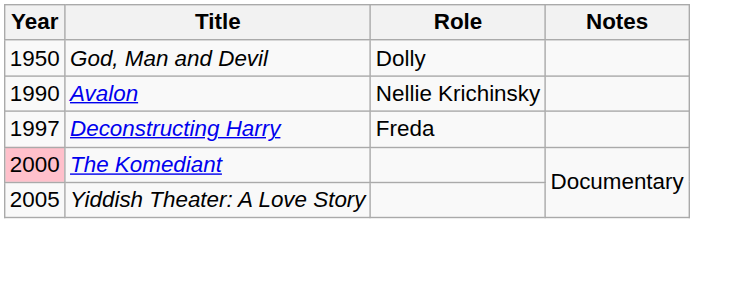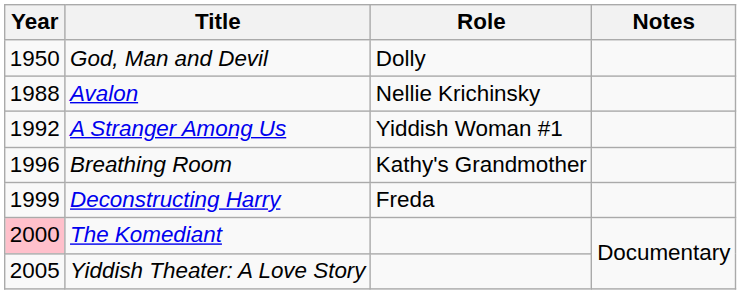(35, 93) 1990 -> (35, 93) 1988
+ row: (178, 128)
+ row: (151, 164)
(35, 128) 1997 -> (35, 199) 1999
